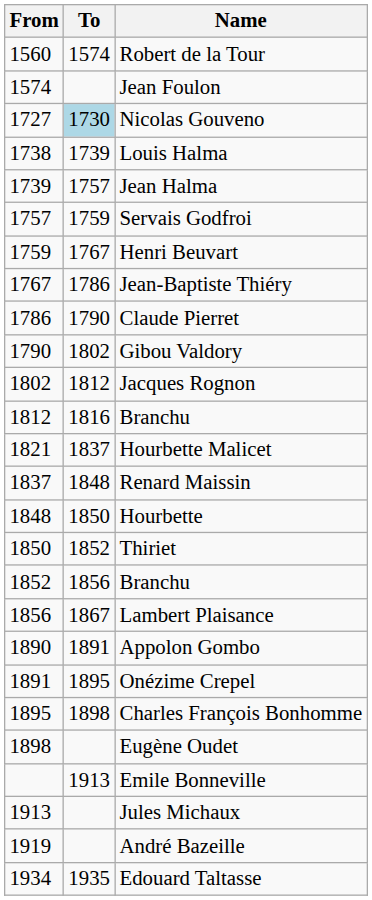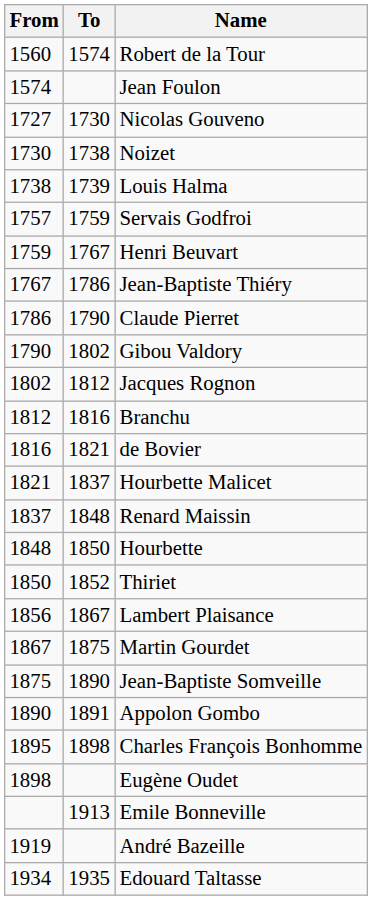(89, 119) lightblue background -> (89, 119) no background
+ row: (30, 152)
- row: (30, 185)
+ row: (30, 449)
- row: (30, 581)
+ row: (30, 647)
+ row: (30, 680)
- row: (30, 680)
- row: (30, 812)
